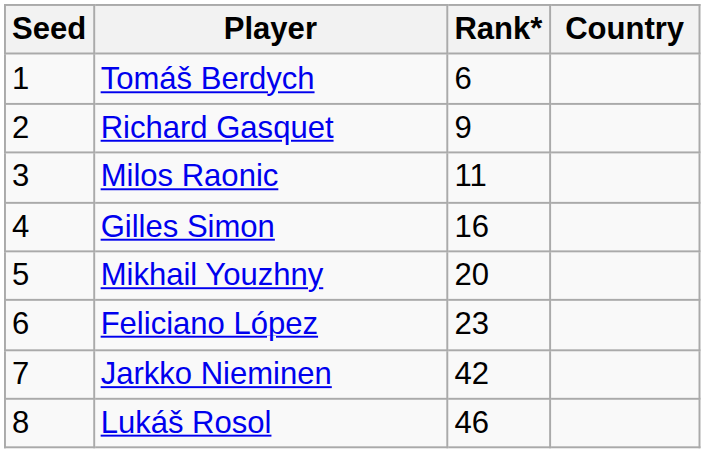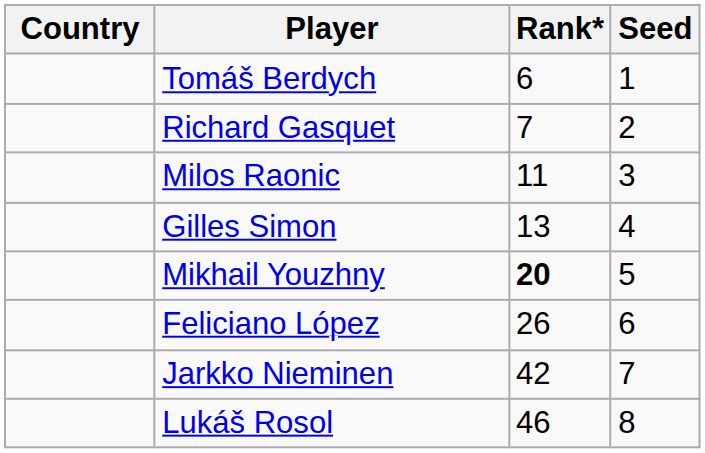columns swapped: (625, 29) <-> (49, 29)
(463, 127) 9 -> (525, 127) 7
(472, 226) 16 -> (533, 226) 13
(472, 275) normal -> (533, 275) bold
(472, 324) 23 -> (533, 324) 26
